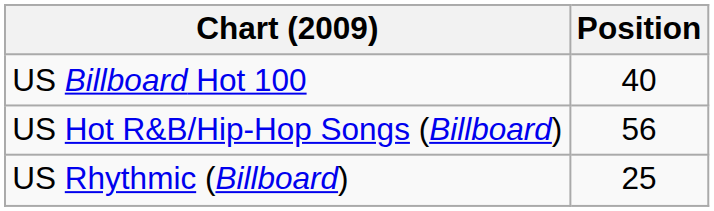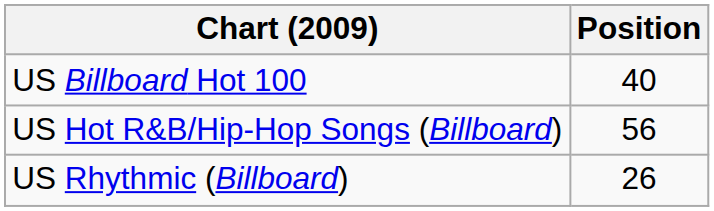(639, 179) 25 -> (639, 179) 26
